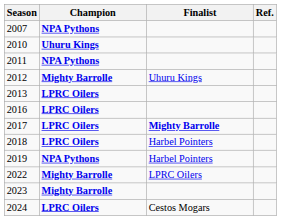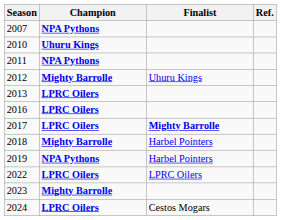(70, 142) LPRC Oilers -> (77, 142) Mighty Barrolle
(77, 175) Mighty Barrolle -> (70, 175) LPRC Oilers
